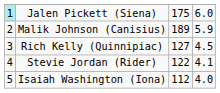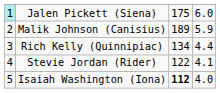(180, 46) 127 -> (180, 46) 134
(204, 46) 4.5 -> (204, 46) 4.4
(180, 80) normal -> (180, 80) bold
